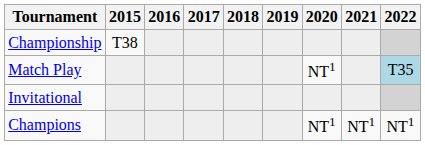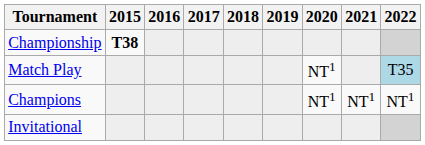(125, 42) normal -> (125, 42) bold
rows swapped: (45, 97) <-> (45, 125)
